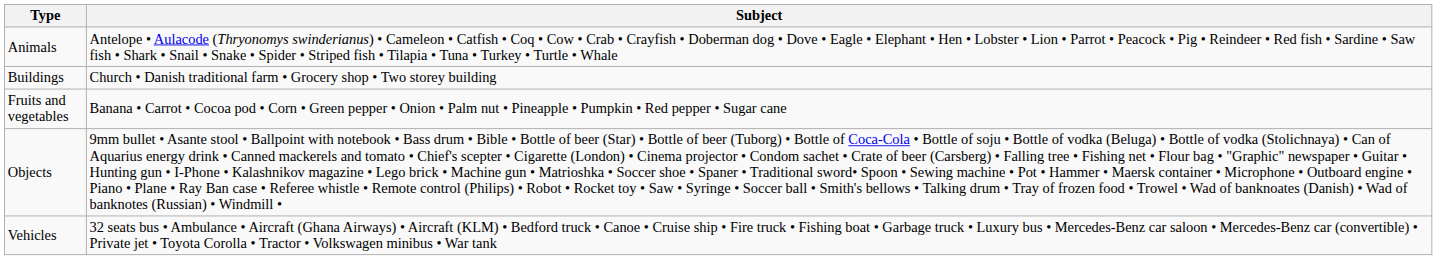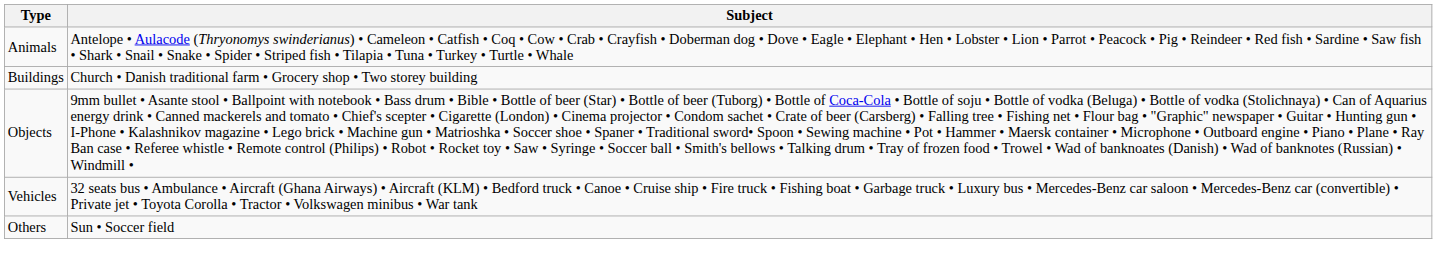- row: (38, 108)
+ row: (27, 227)
